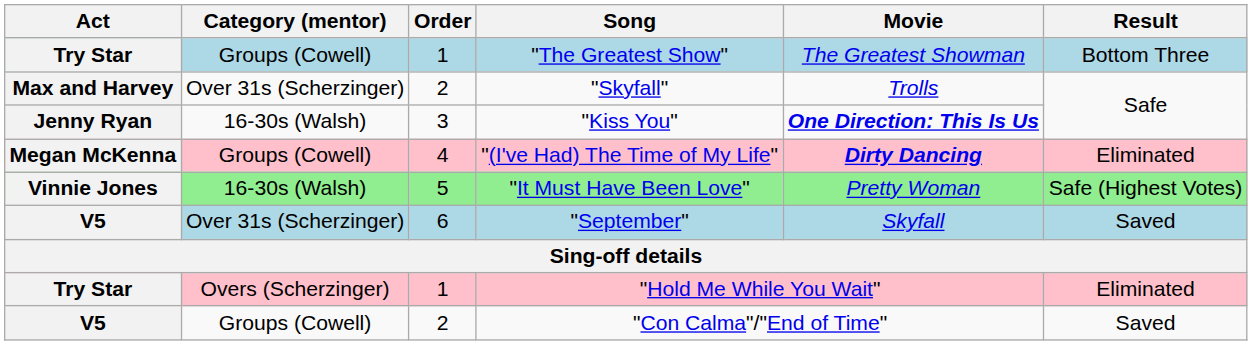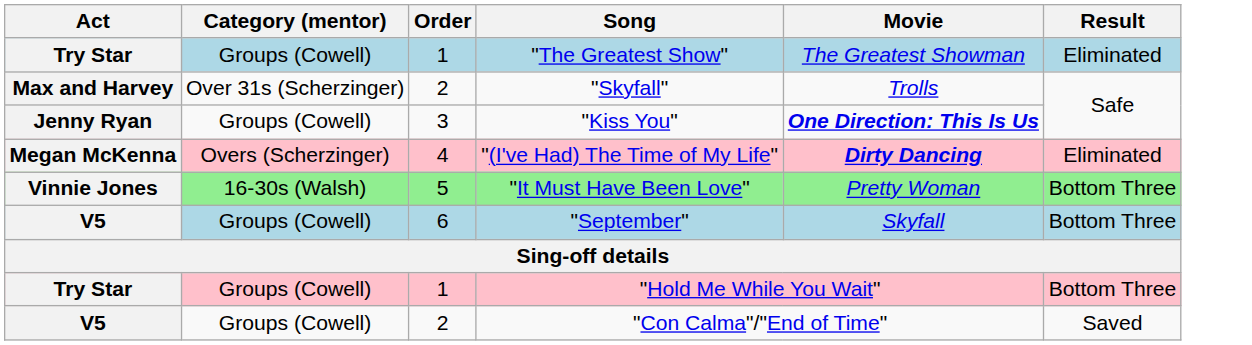(1146, 54) Bottom Three -> (1112, 54) Eliminated
(295, 121) 16-30s (Walsh) -> (295, 121) Groups (Cowell)
(295, 155) Groups (Cowell) -> (295, 155) Overs (Scherzinger)
(1146, 188) Safe (Highest Votes) -> (1112, 188) Bottom Three
(295, 222) Over 31s (Scherzinger) -> (295, 222) Groups (Cowell)
(1146, 222) Saved -> (1112, 222) Bottom Three
(295, 289) Overs (Scherzinger) -> (295, 289) Groups (Cowell)
(1146, 289) Eliminated -> (1112, 289) Bottom Three
